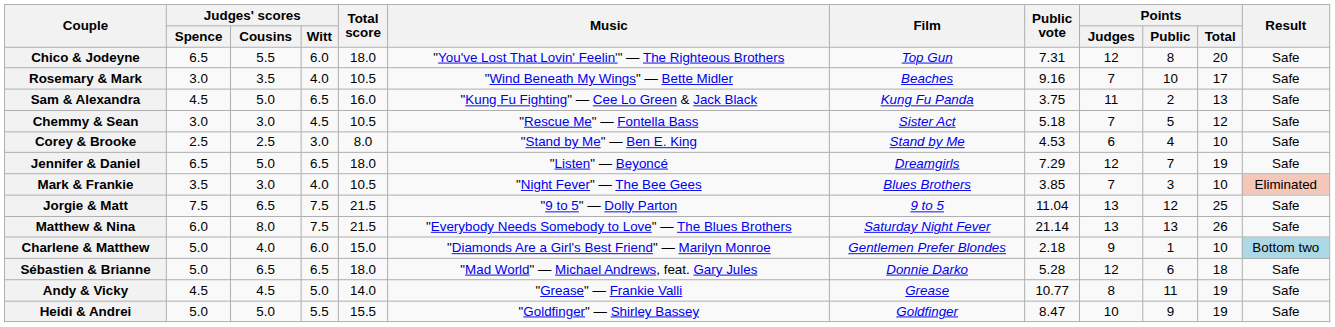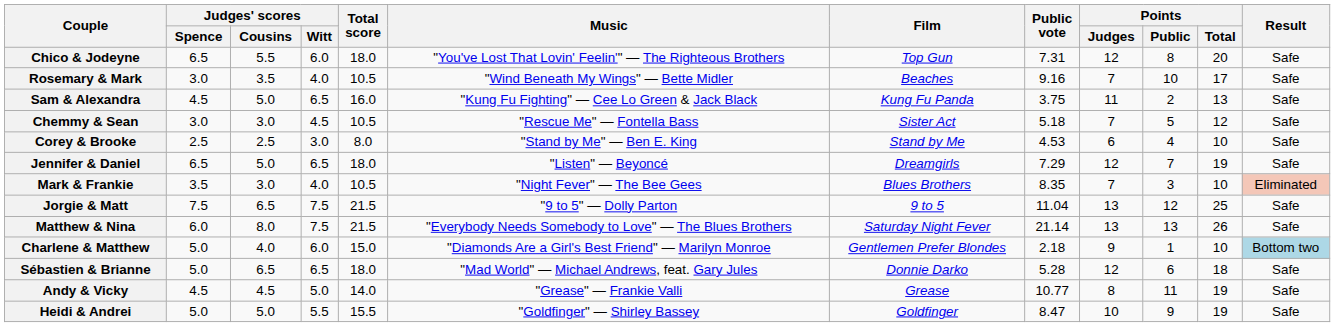(1052, 185) 3.85 -> (1052, 185) 8.35
